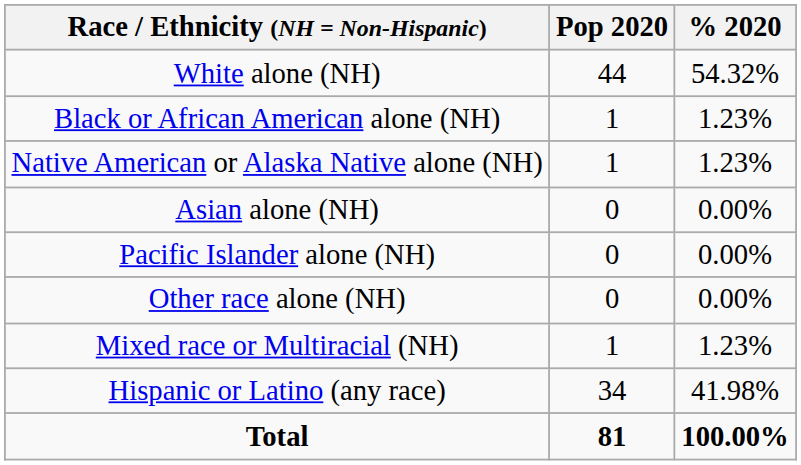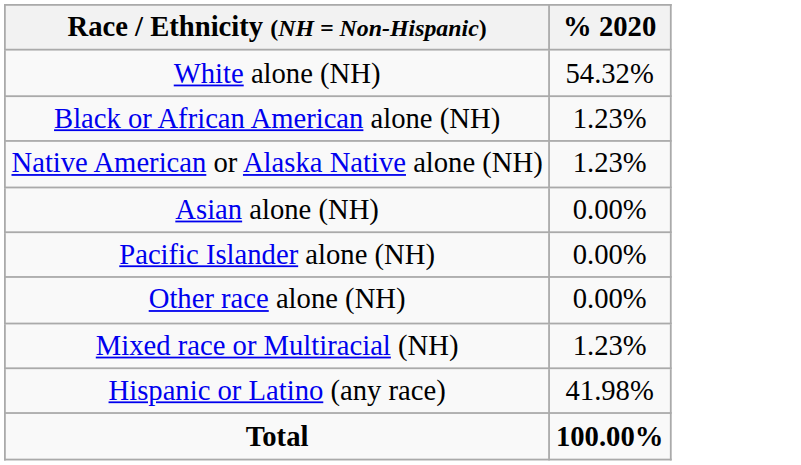- column: (612, 27)
